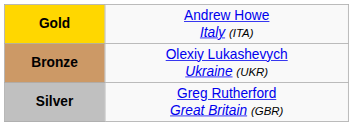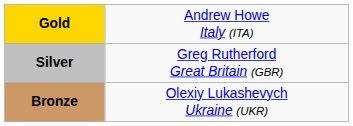rows swapped: (55, 101) <-> (55, 62)
